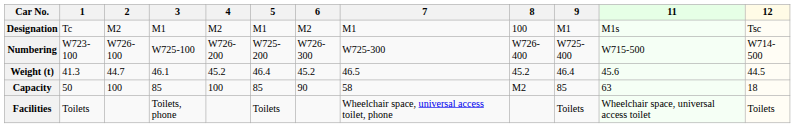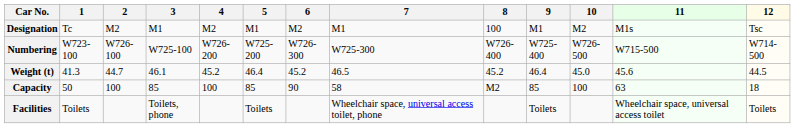+ column: (591, 12)
